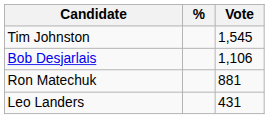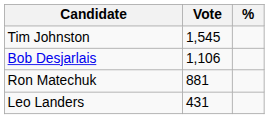columns swapped: (240, 15) <-> (199, 15)
